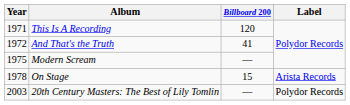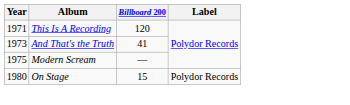(17, 44) 1972 -> (17, 44) 1973
(17, 76) 1978 -> (17, 76) 1980
(306, 76) Arista Records -> (204, 76) Polydor Records
- row: (125, 92)
